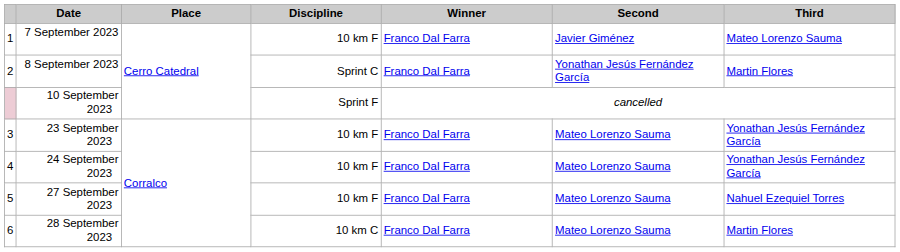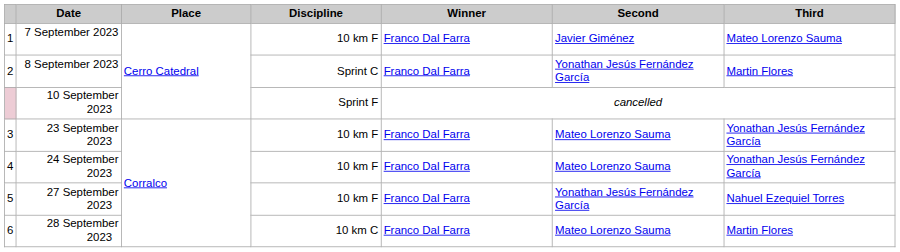(613, 198) Mateo Lorenzo Sauma -> (624, 198) Yonathan Jesús Fernández García
